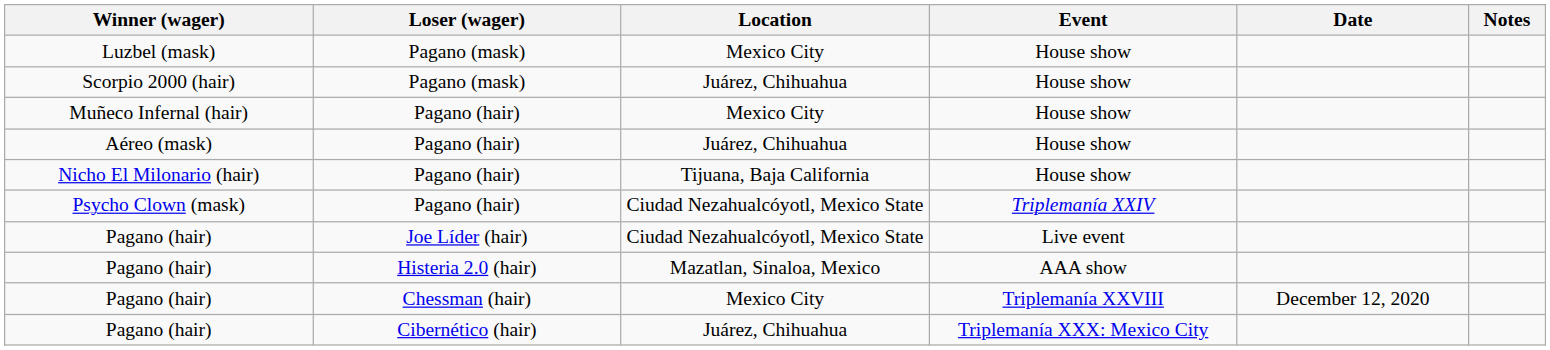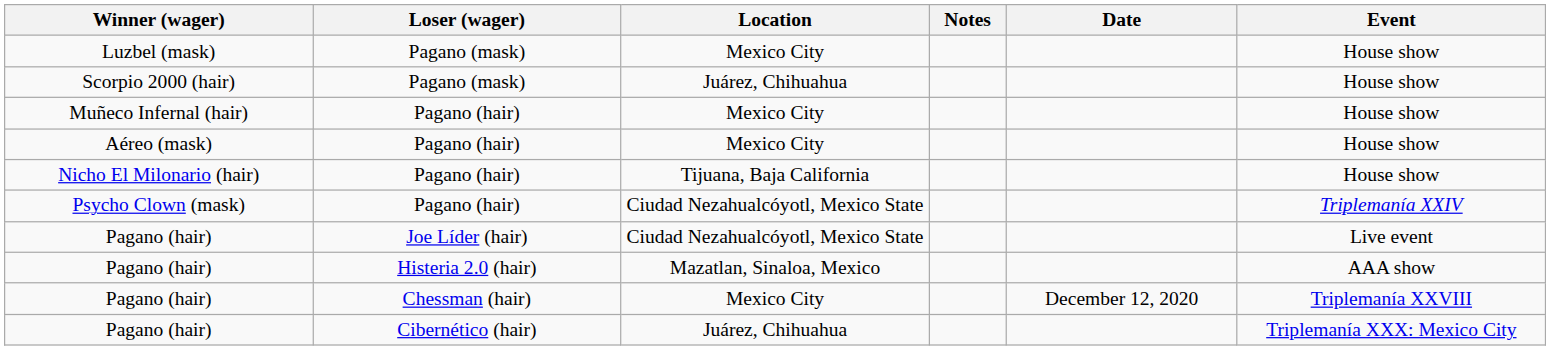columns swapped: (1083, 19) <-> (1507, 19)
(775, 143) Juárez, Chihuahua -> (775, 143) Mexico City
